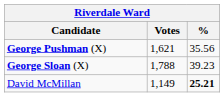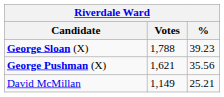rows swapped: (48, 65) <-> (57, 48)
(202, 83) bold -> (202, 83) normal
